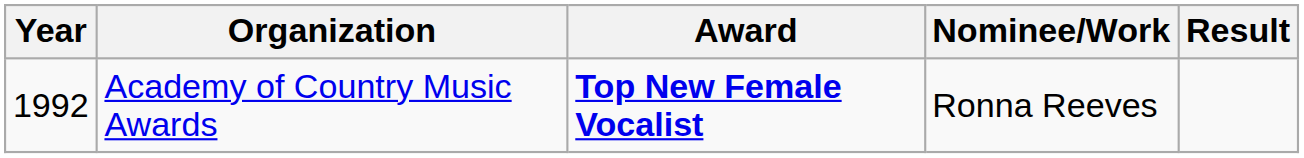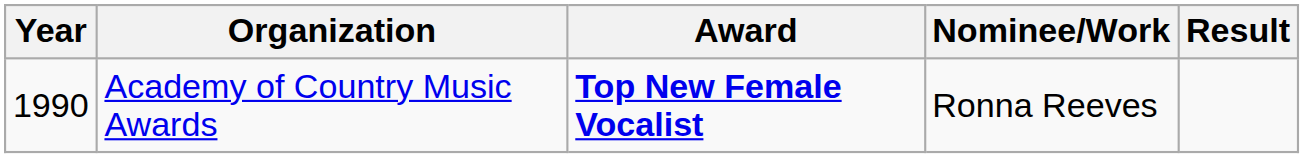(51, 104) 1992 -> (51, 104) 1990
